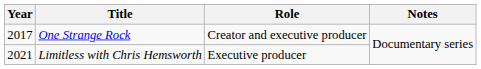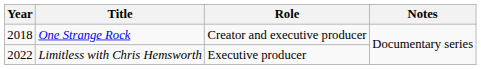(20, 34) 2017 -> (20, 34) 2018
(20, 54) 2021 -> (20, 54) 2022
